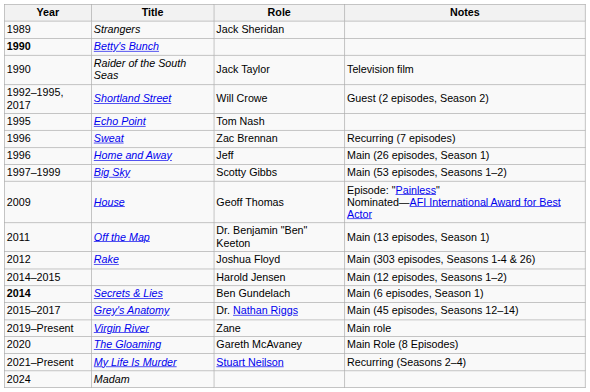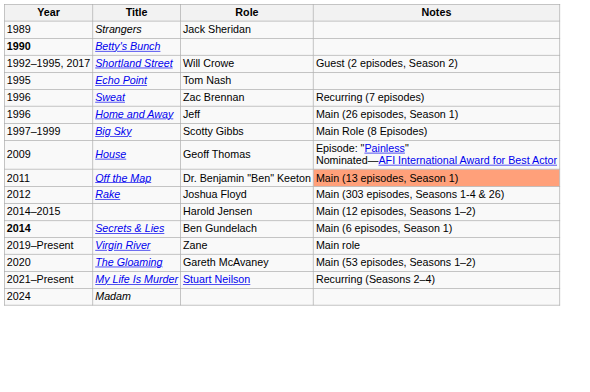- row: (140, 70)
(427, 173) Main (53 episodes, Seasons 1–2) -> (372, 132) Main Role (8 Episodes)
(418, 237) no background -> (387, 178) lightsalmon background
- row: (132, 311)
(403, 345) Main Role (8 Episodes) -> (396, 263) Main (53 episodes, Seasons 1–2)
